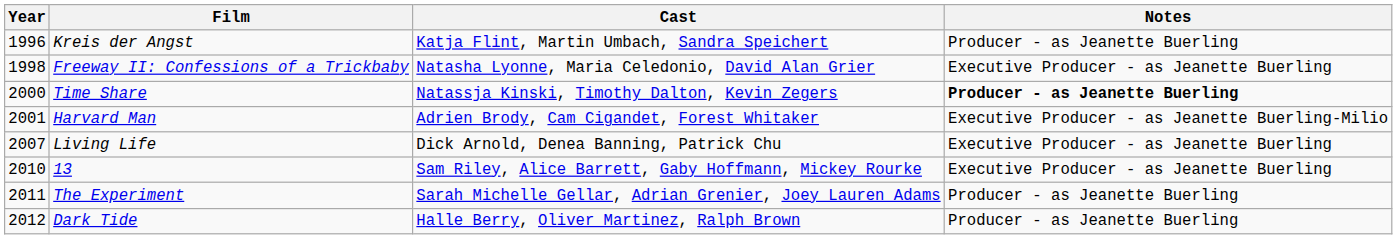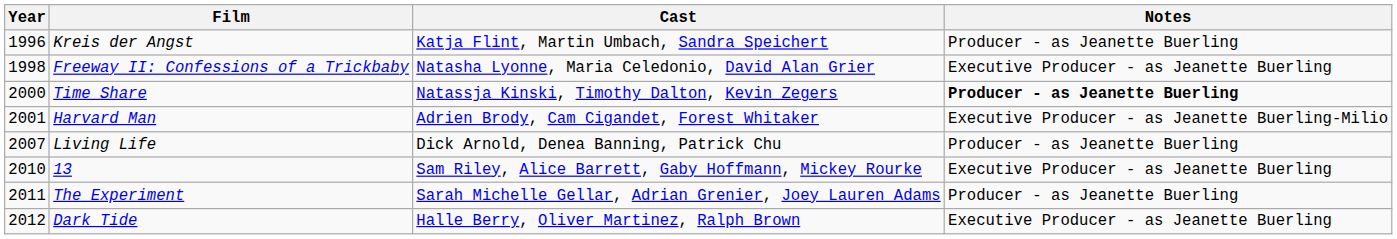(1140, 144) Executive Producer - as Jeanette Buerling -> (1093, 144) Producer - as Jeanette Buerling
(1093, 221) Producer - as Jeanette Buerling -> (1140, 221) Executive Producer - as Jeanette Buerling
